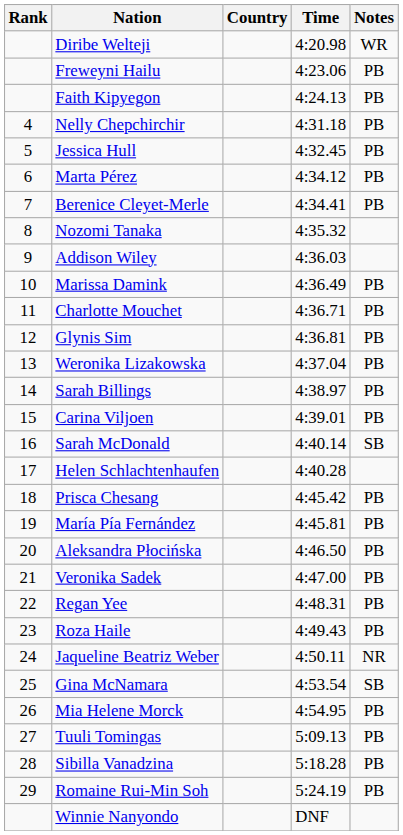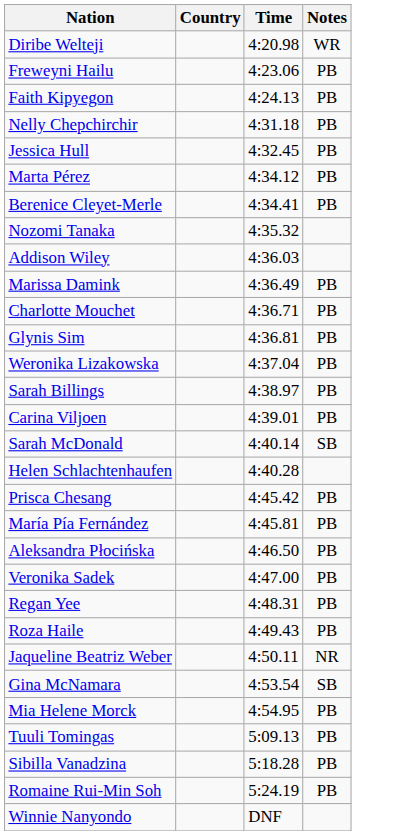- column: (28, 17)
